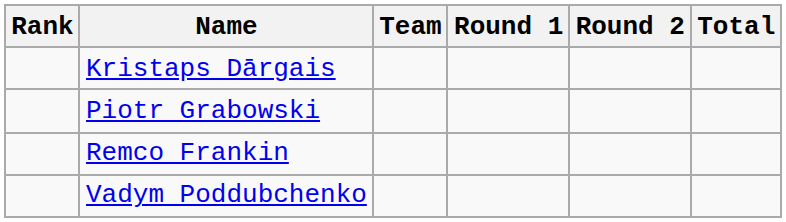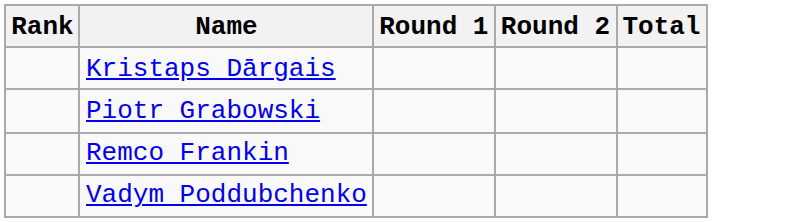- column: (410, 26)
